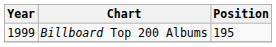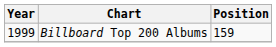(224, 33) 195 -> (224, 33) 159
